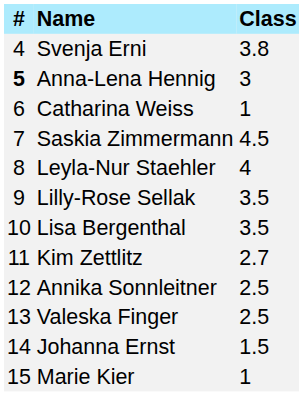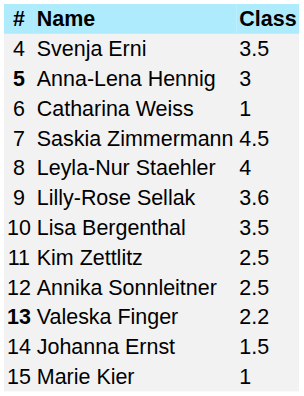(254, 49) 3.8 -> (254, 49) 3.5
(254, 198) 3.5 -> (254, 198) 3.6
(254, 257) 2.7 -> (254, 257) 2.5
(19, 317) normal -> (19, 317) bold
(254, 317) 2.5 -> (254, 317) 2.2
